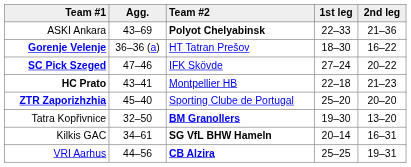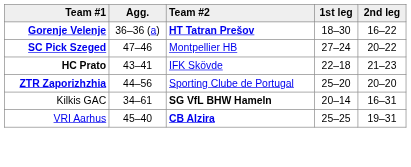- row: (77, 30)
(209, 48) normal -> (212, 30) bold
(196, 65) IFK Skövde -> (203, 48) Montpellier HB
(203, 83) Montpellier HB -> (196, 65) IFK Skövde
(138, 101) 45–40 -> (138, 83) 44–56
- row: (69, 118)
(138, 153) 44–56 -> (138, 118) 45–40
